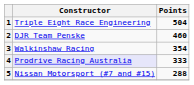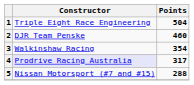(180, 61) 333 -> (180, 61) 317
